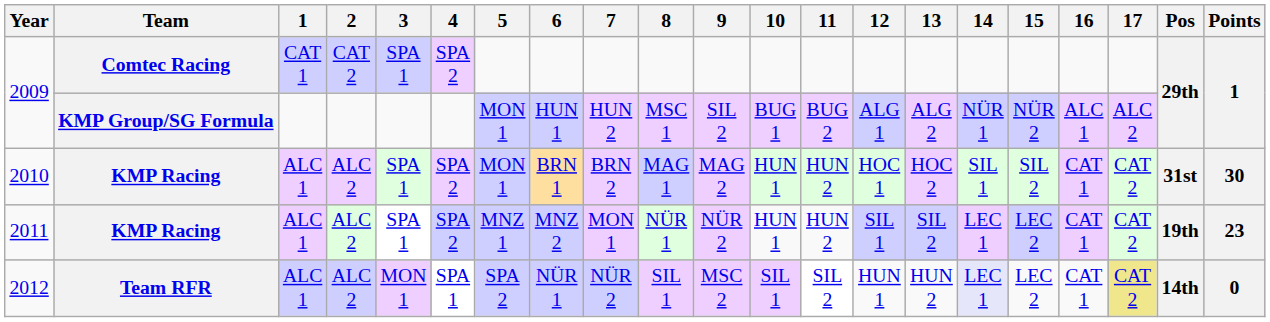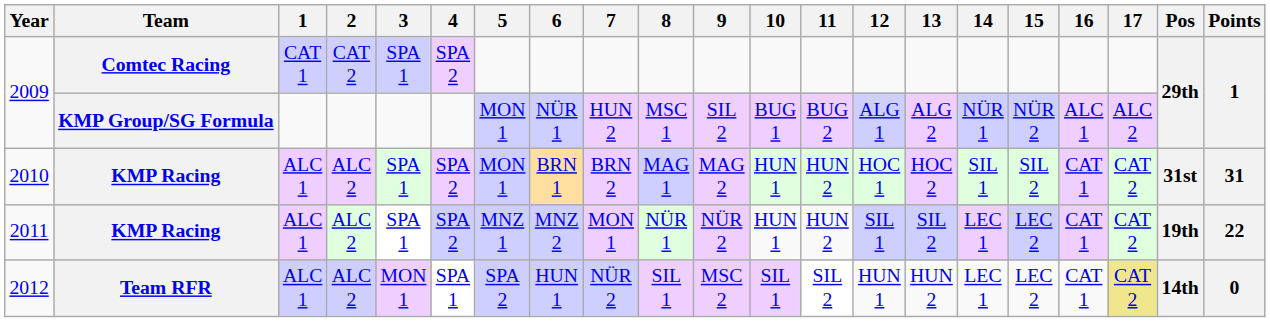(557, 120) HUN 1 -> (557, 120) NÜR 1
(1234, 175) 30 -> (1234, 175) 31
(1234, 231) 23 -> (1234, 231) 22
(557, 287) NÜR 1 -> (557, 287) HUN 1
(983, 287) lavender background -> (983, 287) no background
